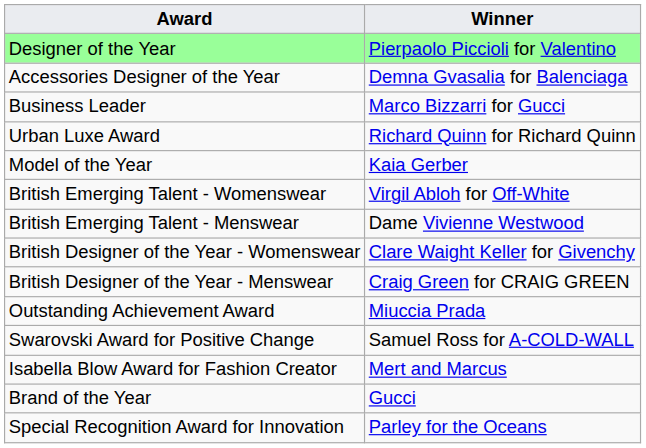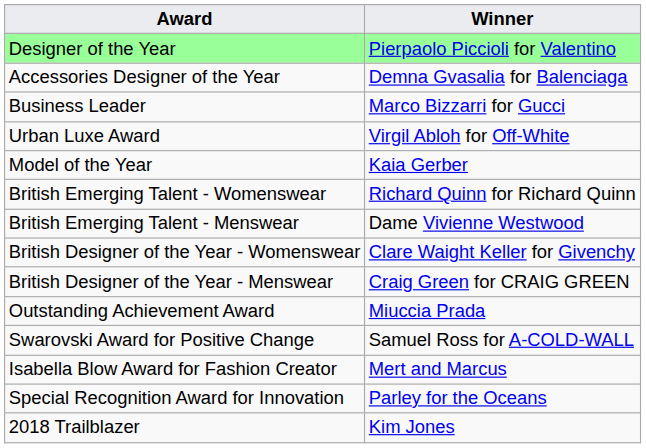(502, 135) Richard Quinn for Richard Quinn -> (469, 135) Virgil Abloh for Off-White
(469, 194) Virgil Abloh for Off-White -> (502, 194) Richard Quinn for Richard Quinn
- row: (80, 398)
+ row: (74, 427)
